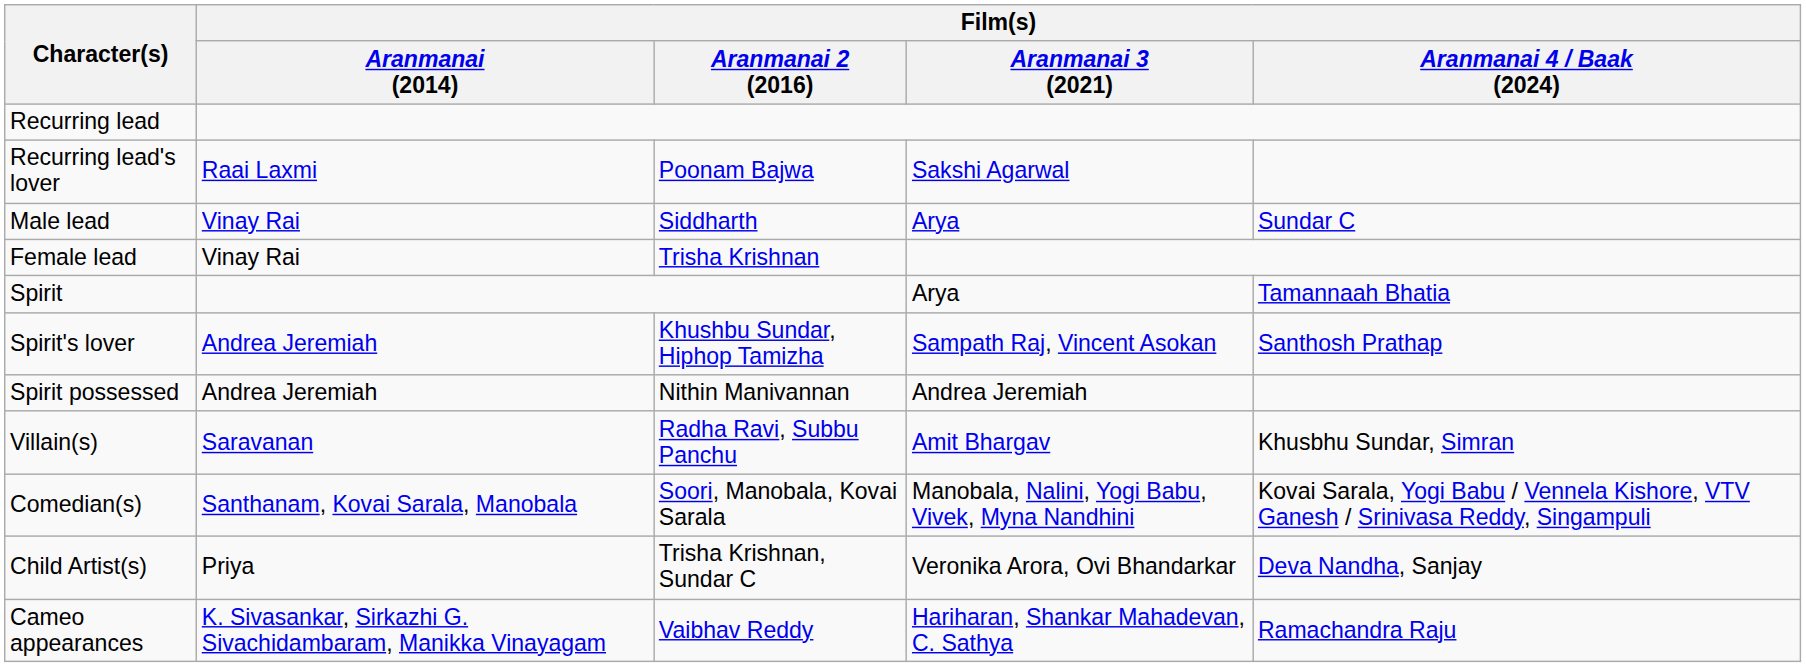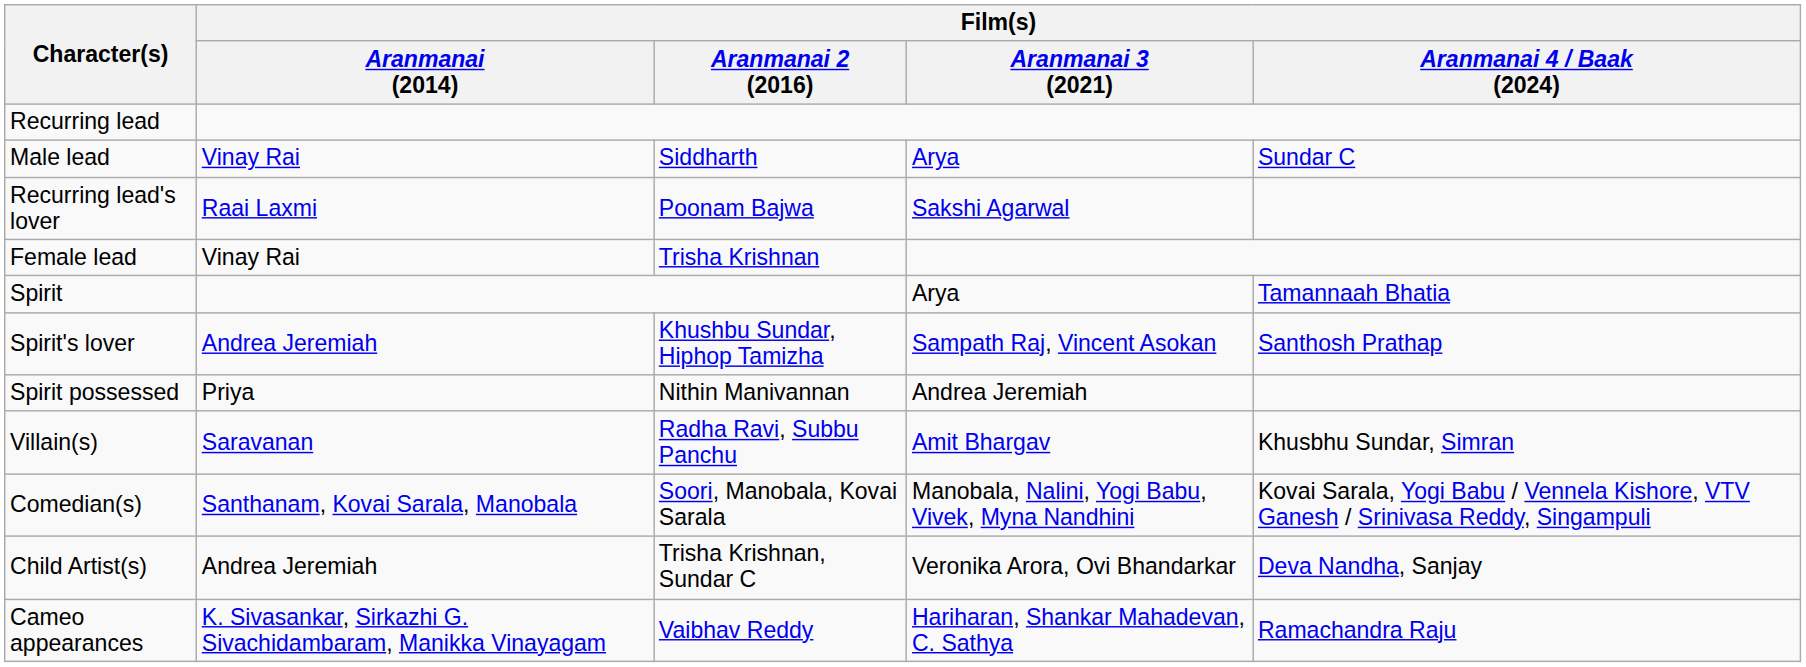rows swapped: (93, 171) <-> (60, 220)
(290, 392) Andrea Jeremiah -> (228, 392) Priya
(228, 567) Priya -> (290, 567) Andrea Jeremiah
